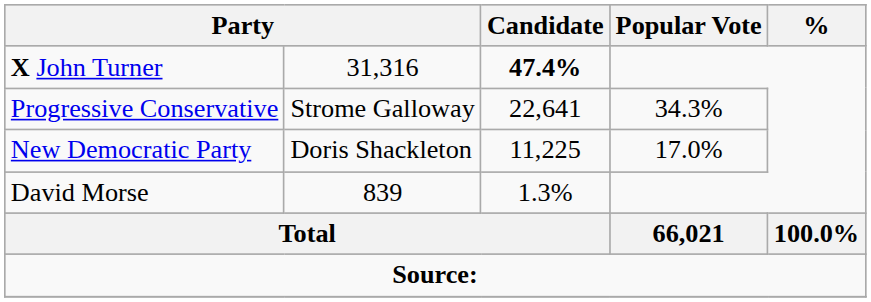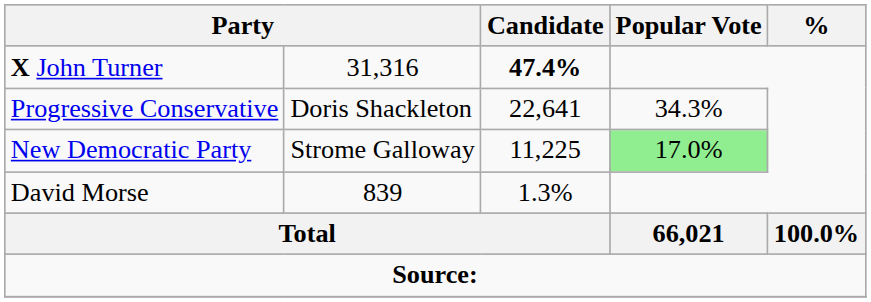(383, 108) Strome Galloway -> (381, 108) Doris Shackleton
(381, 150) Doris Shackleton -> (383, 150) Strome Galloway
(689, 150) no background -> (689, 150) lightgreen background
